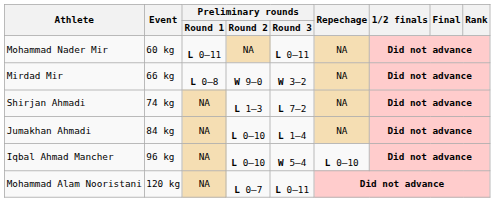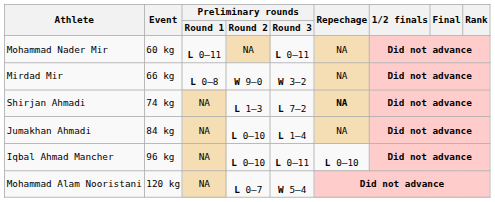(342, 103) normal -> (342, 103) bold
(292, 162) W 5–4 -> (292, 162) L 0–11
(292, 189) L 0–11 -> (292, 189) W 5–4
